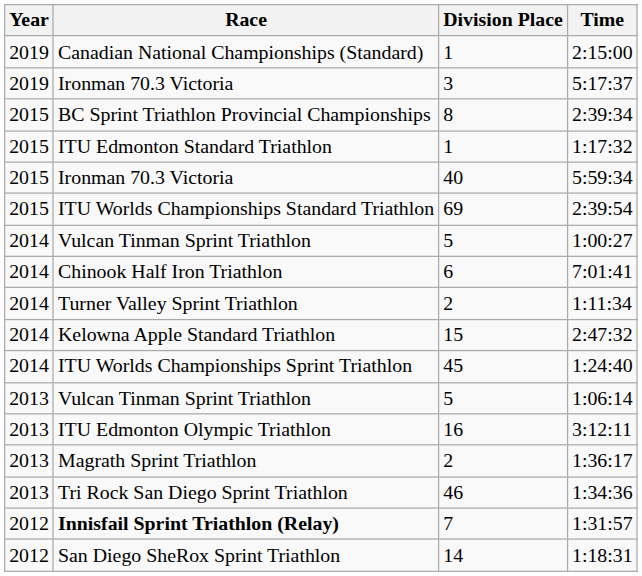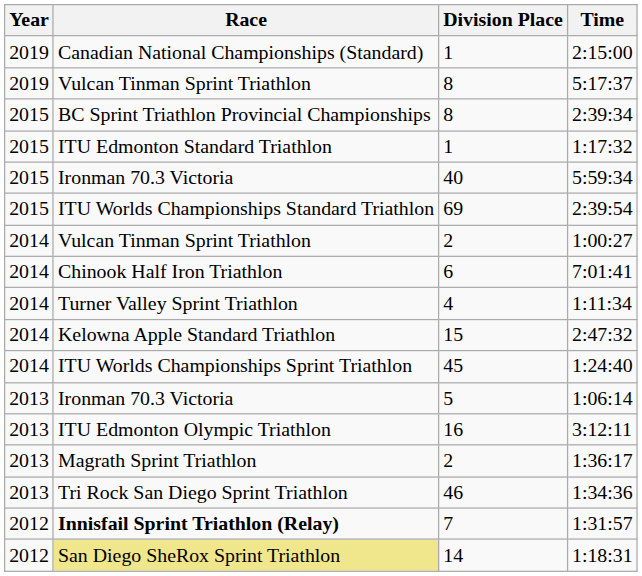(146, 83) Ironman 70.3 Victoria -> (184, 83) Vulcan Tinman Sprint Triathlon
(448, 83) 3 -> (448, 83) 8
(448, 240) 5 -> (448, 240) 2
(448, 303) 2 -> (448, 303) 4
(184, 397) Vulcan Tinman Sprint Triathlon -> (146, 397) Ironman 70.3 Victoria
(199, 555) no background -> (199, 555) khaki background
